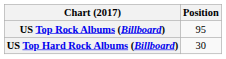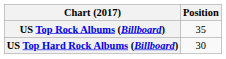(201, 29) 95 -> (201, 29) 35
